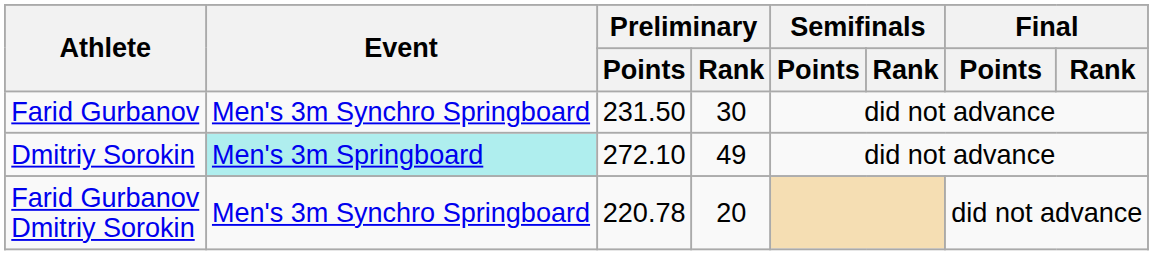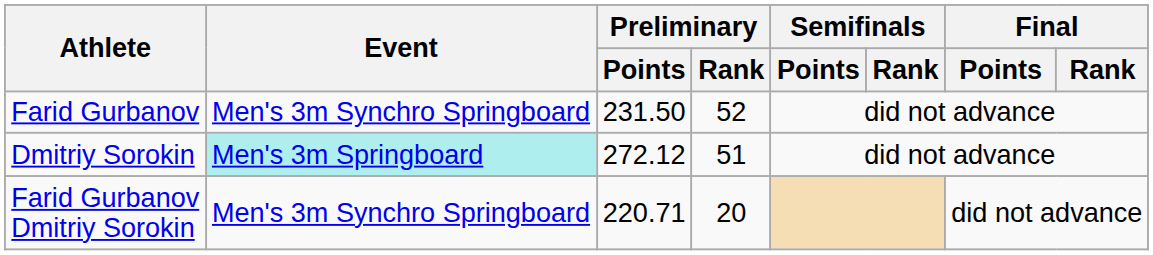(731, 112) 30 -> (731, 112) 52
(644, 155) 272.10 -> (644, 155) 272.12
(731, 155) 49 -> (731, 155) 51
(644, 213) 220.78 -> (644, 213) 220.71
